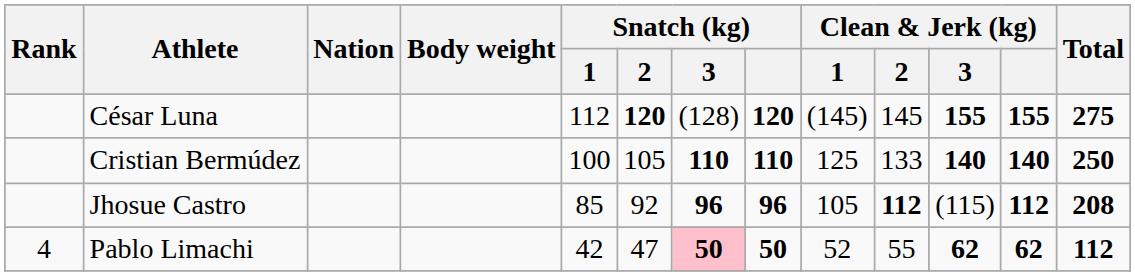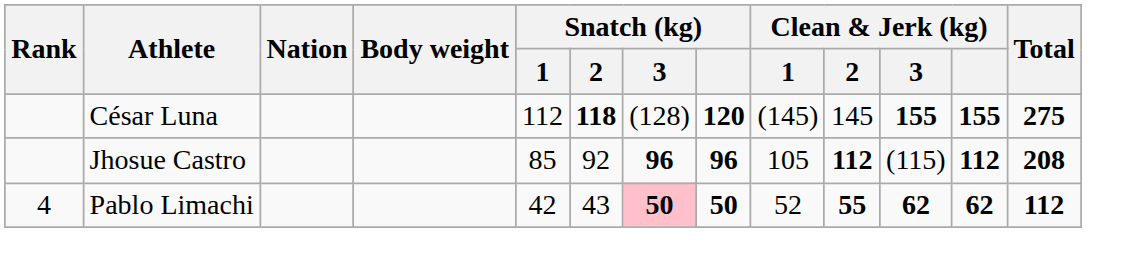(644, 115) 120 -> (596, 115) 118
- row: (195, 159)
(644, 248) 47 -> (596, 204) 43
(901, 248) normal -> (852, 204) bold
